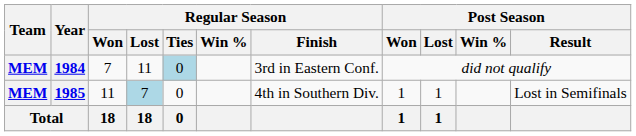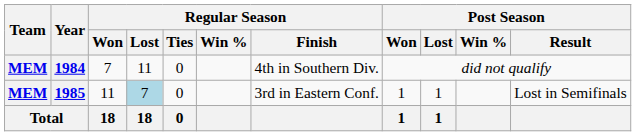(180, 67) lightblue background -> (180, 67) no background
(317, 67) 3rd in Eastern Conf. -> (317, 67) 4th in Southern Div.
(317, 93) 4th in Southern Div. -> (317, 93) 3rd in Eastern Conf.
